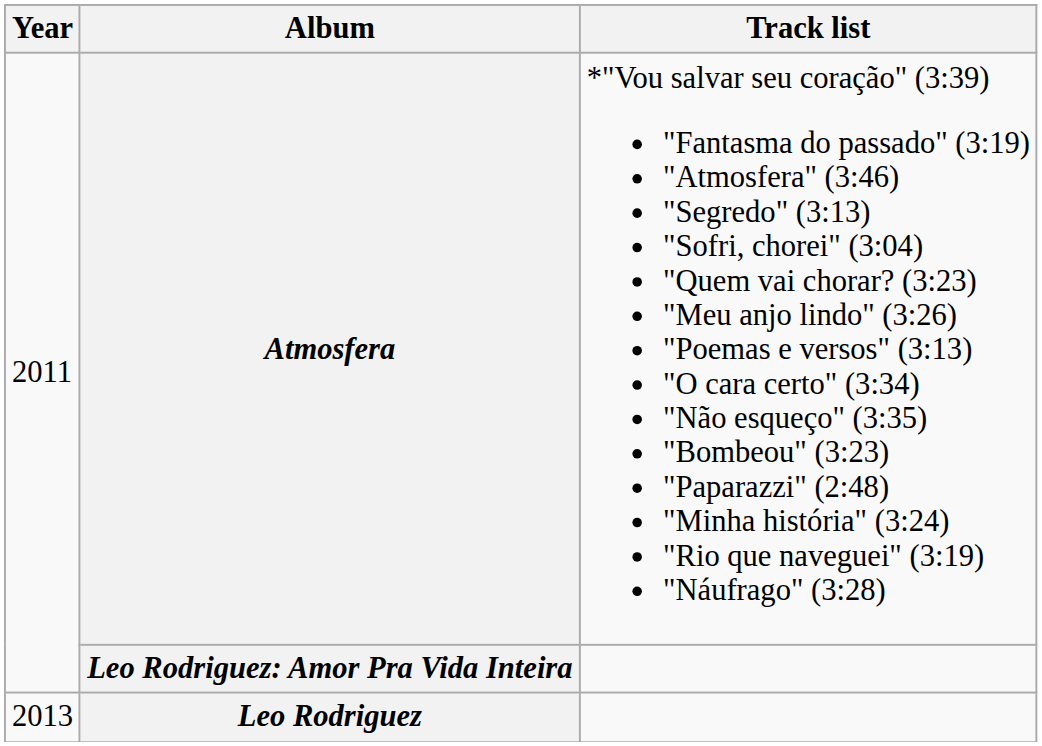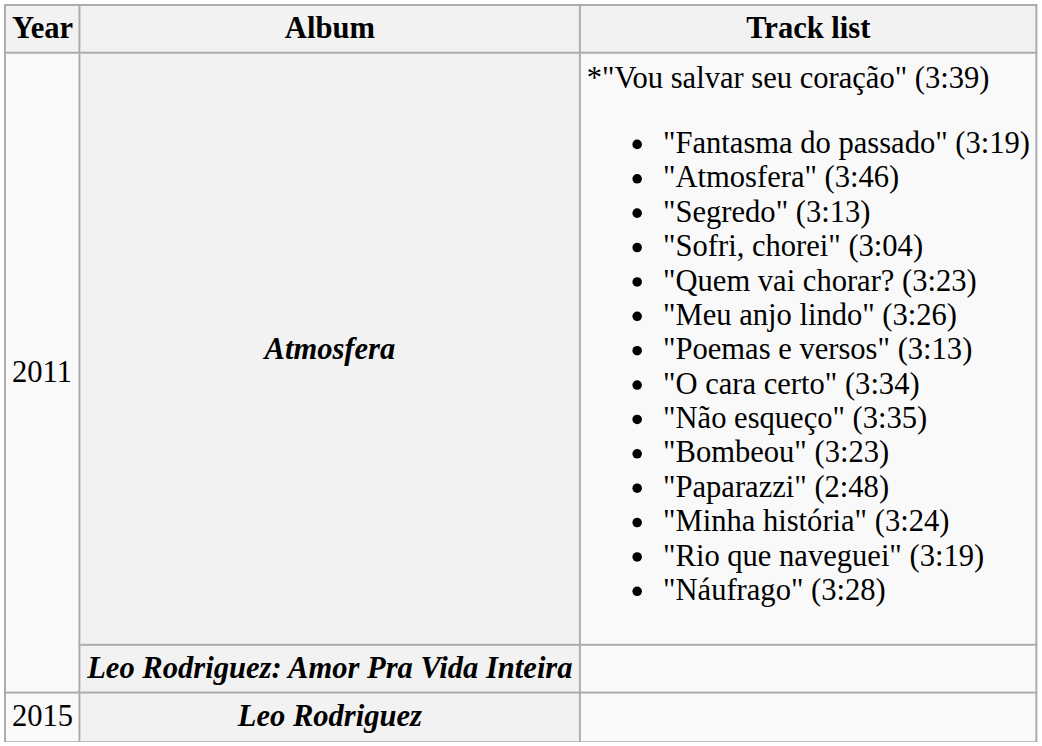(43, 716) 2013 -> (43, 716) 2015
